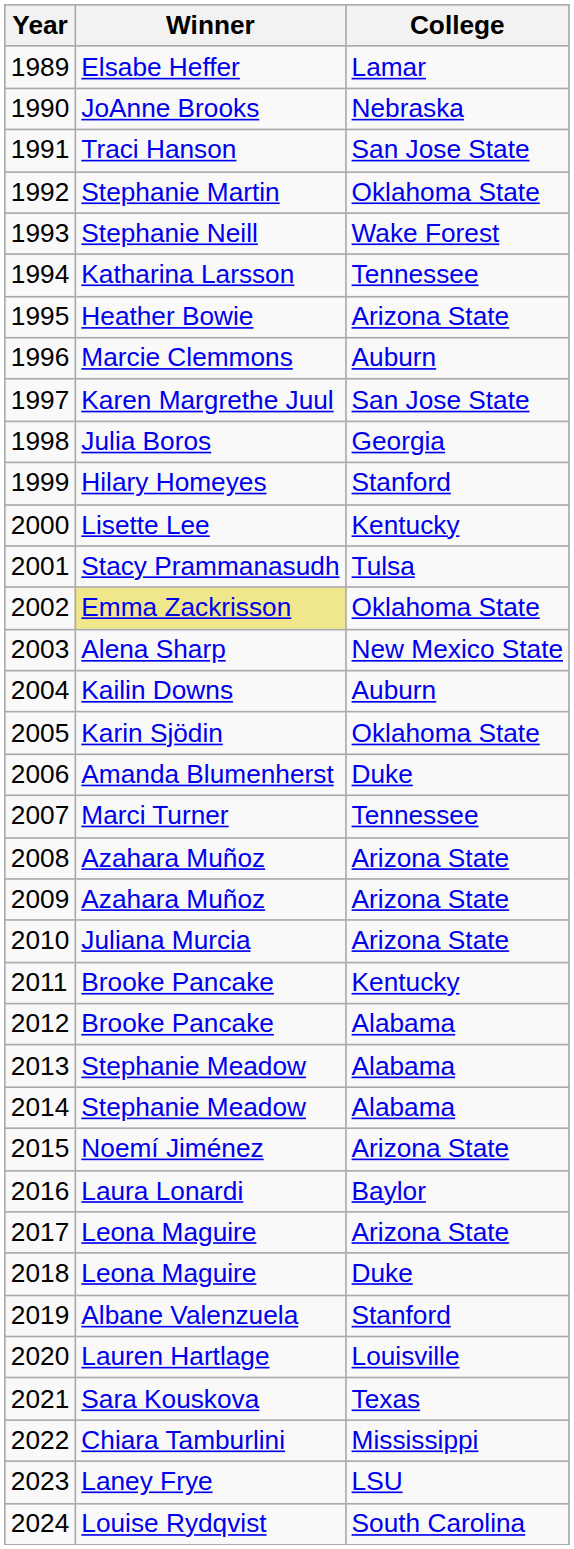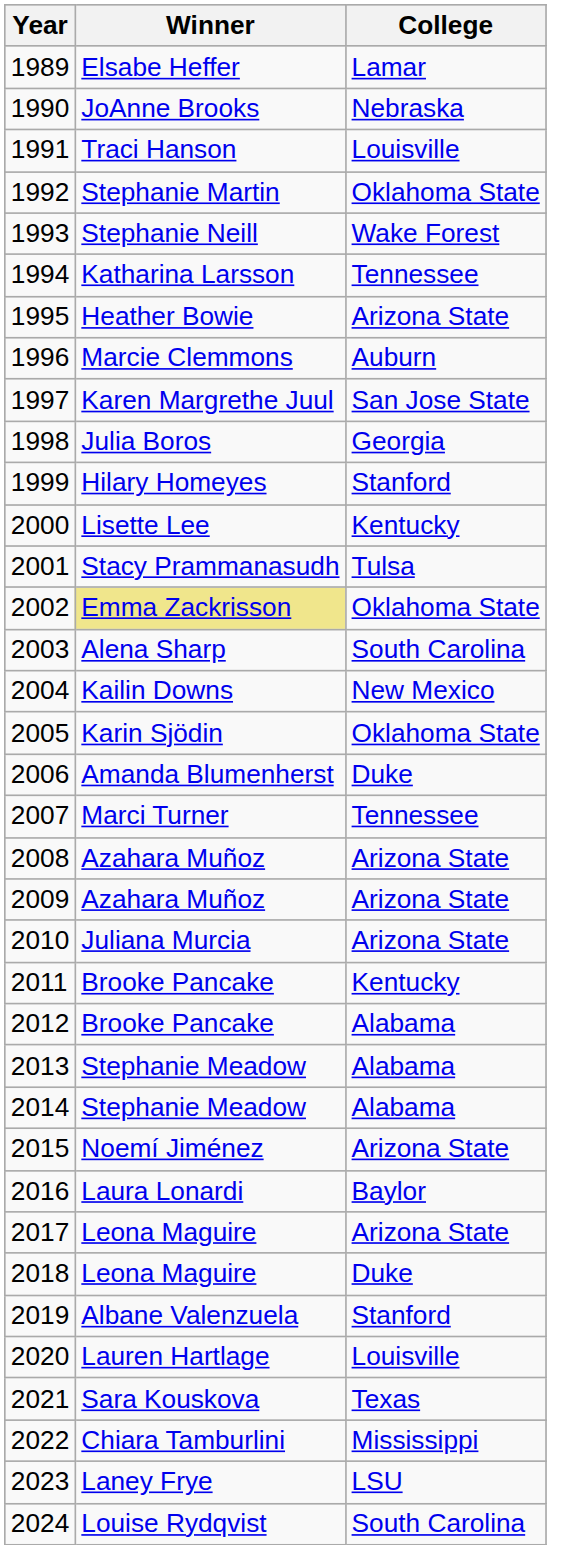(441, 150) San Jose State -> (406, 150) Louisville
(457, 649) New Mexico State -> (438, 649) South Carolina
(394, 691) Auburn -> (423, 691) New Mexico
